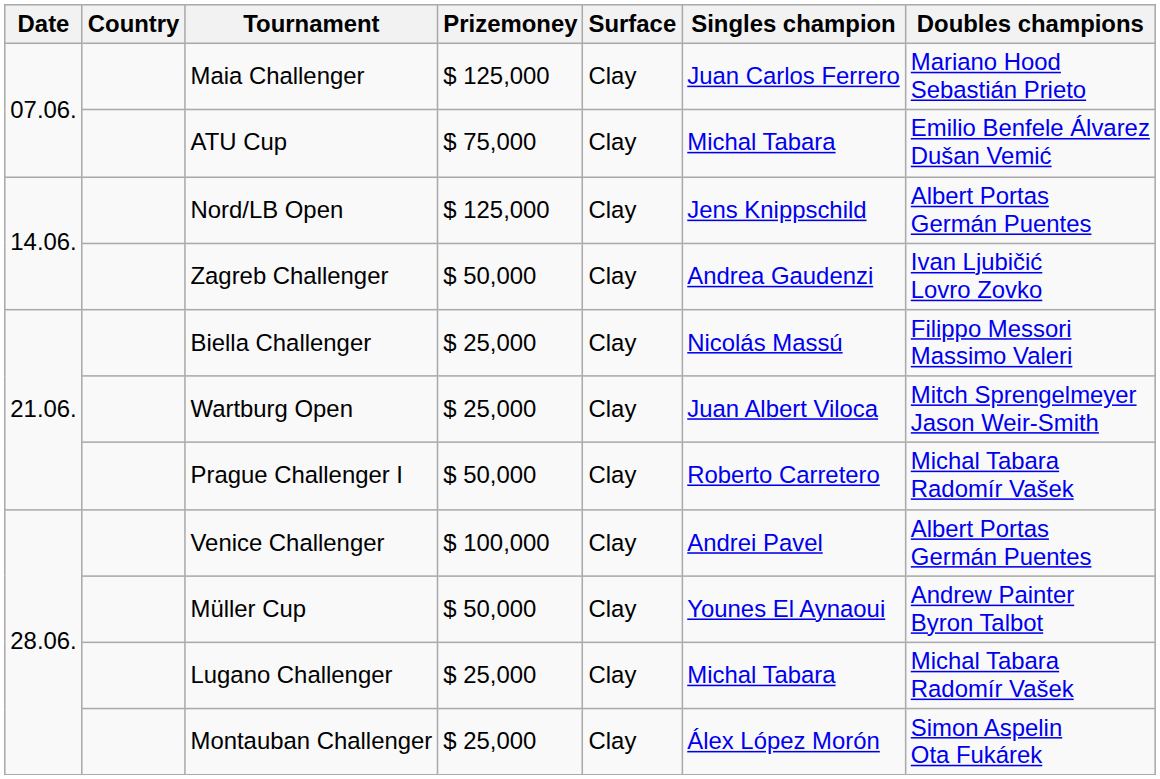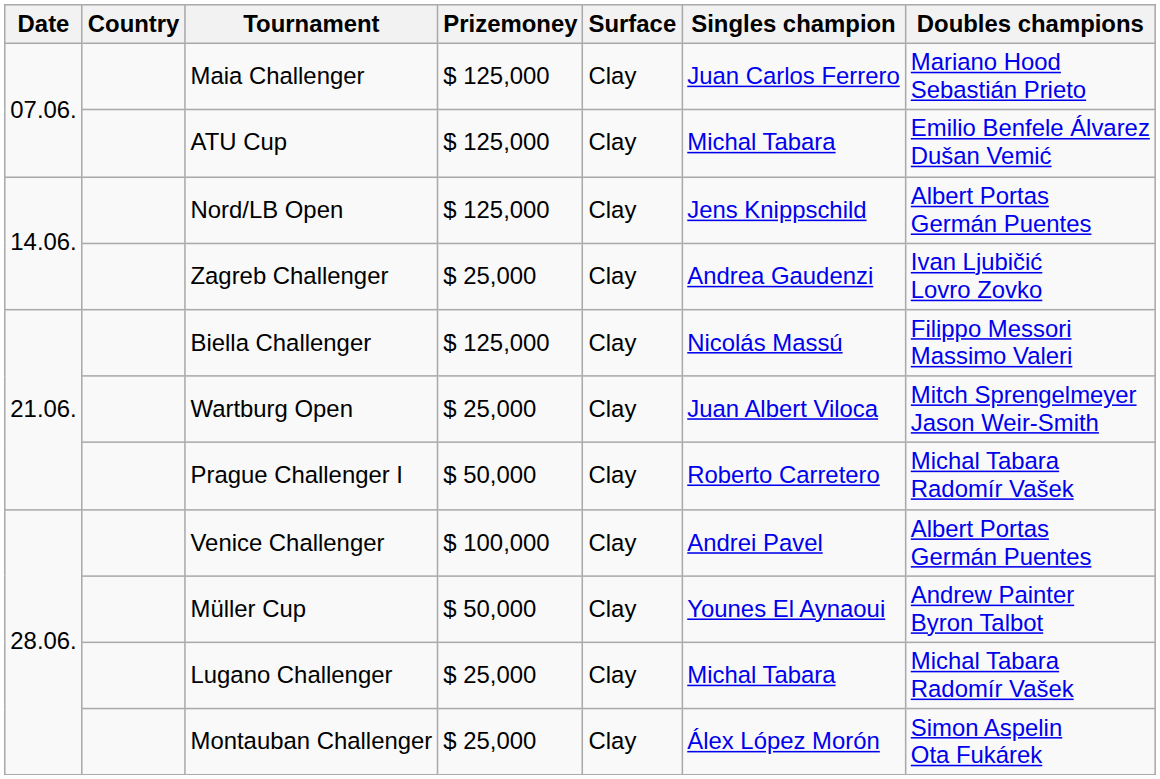(490, 142) $ 75,000 -> (496, 142) $ 125,000
(490, 275) $ 50,000 -> (490, 275) $ 25,000
(490, 342) $ 25,000 -> (496, 342) $ 125,000
